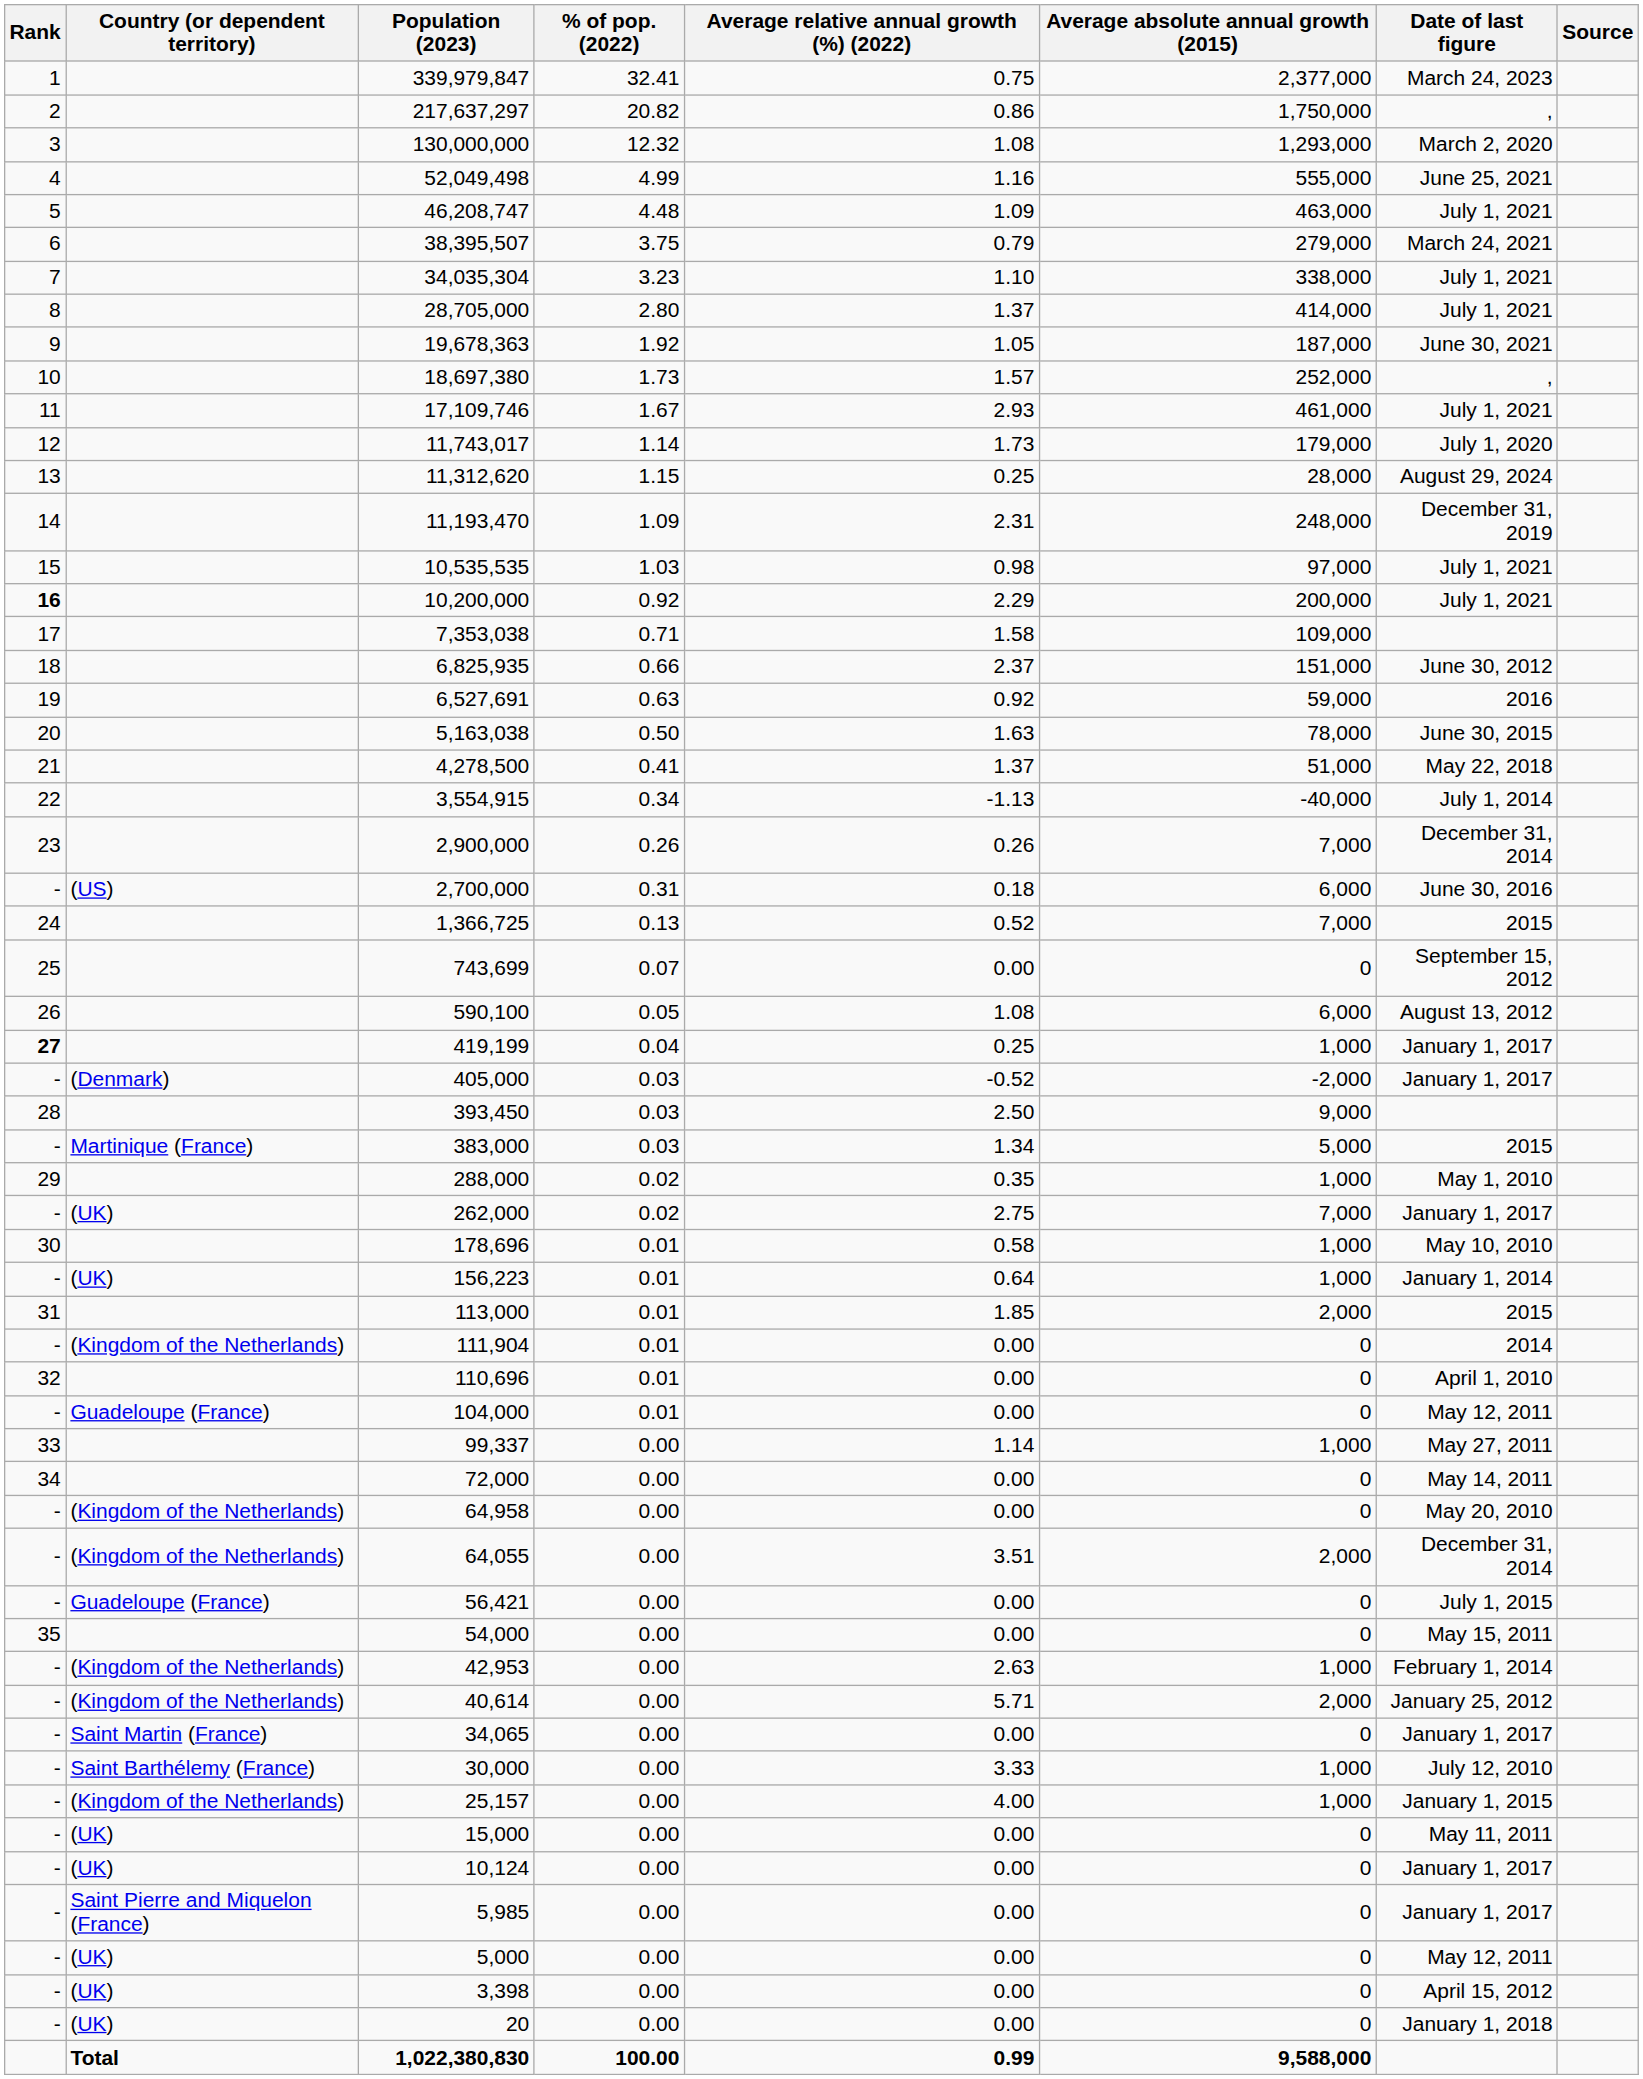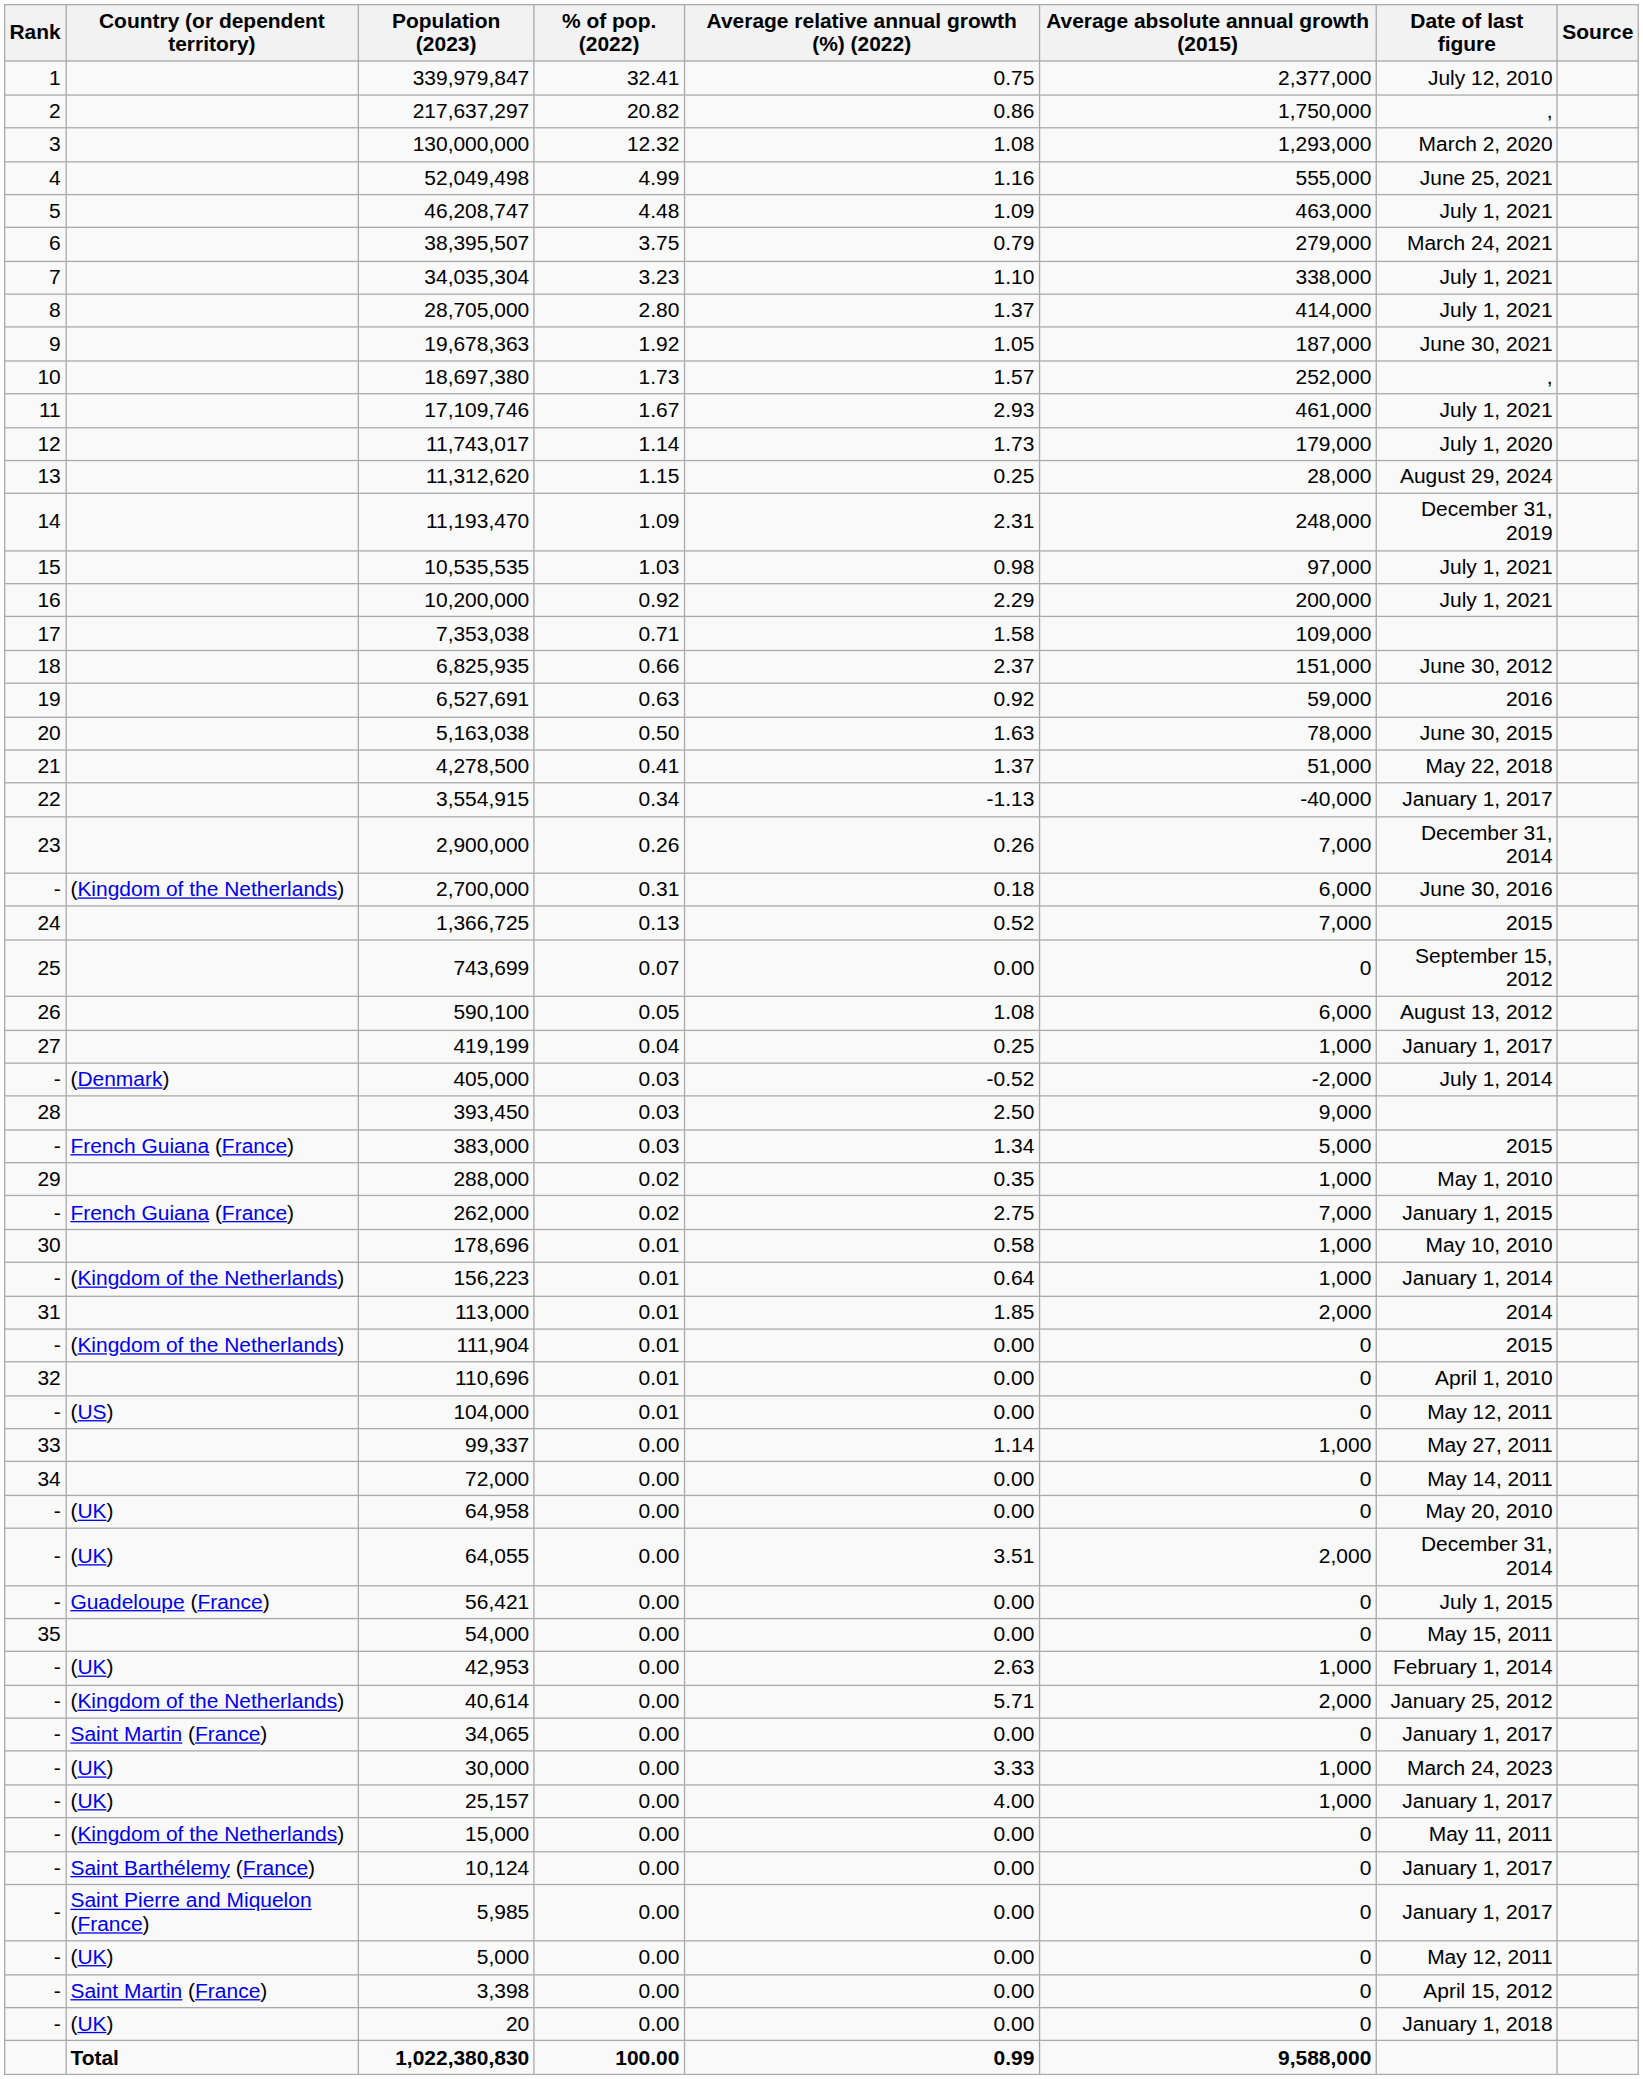(1480, 77) March 24, 2023 -> (1490, 77) July 12, 2010
(49, 600) bold -> (49, 600) normal
(1496, 799) July 1, 2014 -> (1477, 799) January 1, 2017
(92, 889) (US) -> (207, 889) (Kingdom of the Netherlands)
(49, 1046) bold -> (49, 1046) normal
(1477, 1079) January 1, 2017 -> (1496, 1079) July 1, 2014
(162, 1145) Martinique (France) -> (182, 1145) French Guiana (France)
(92, 1212) (UK) -> (182, 1212) French Guiana (France)
(1477, 1212) January 1, 2017 -> (1477, 1212) January 1, 2015
(92, 1278) (UK) -> (207, 1278) (Kingdom of the Netherlands)
(1529, 1312) 2015 -> (1529, 1312) 2014
(1529, 1345) 2014 -> (1529, 1345) 2015
(170, 1411) Guadeloupe (France) -> (92, 1411) (US)
(207, 1511) (Kingdom of the Netherlands) -> (92, 1511) (UK)
(207, 1556) (Kingdom of the Netherlands) -> (92, 1556) (UK)
(207, 1668) (Kingdom of the Netherlands) -> (92, 1668) (UK)
(193, 1767) Saint Barthélemy (France) -> (92, 1767) (UK)
(1490, 1767) July 12, 2010 -> (1480, 1767) March 24, 2023
(207, 1801) (Kingdom of the Netherlands) -> (92, 1801) (UK)
(1477, 1801) January 1, 2015 -> (1477, 1801) January 1, 2017
(92, 1834) (UK) -> (207, 1834) (Kingdom of the Netherlands)
(92, 1867) (UK) -> (193, 1867) Saint Barthélemy (France)
(92, 1990) (UK) -> (169, 1990) Saint Martin (France)
